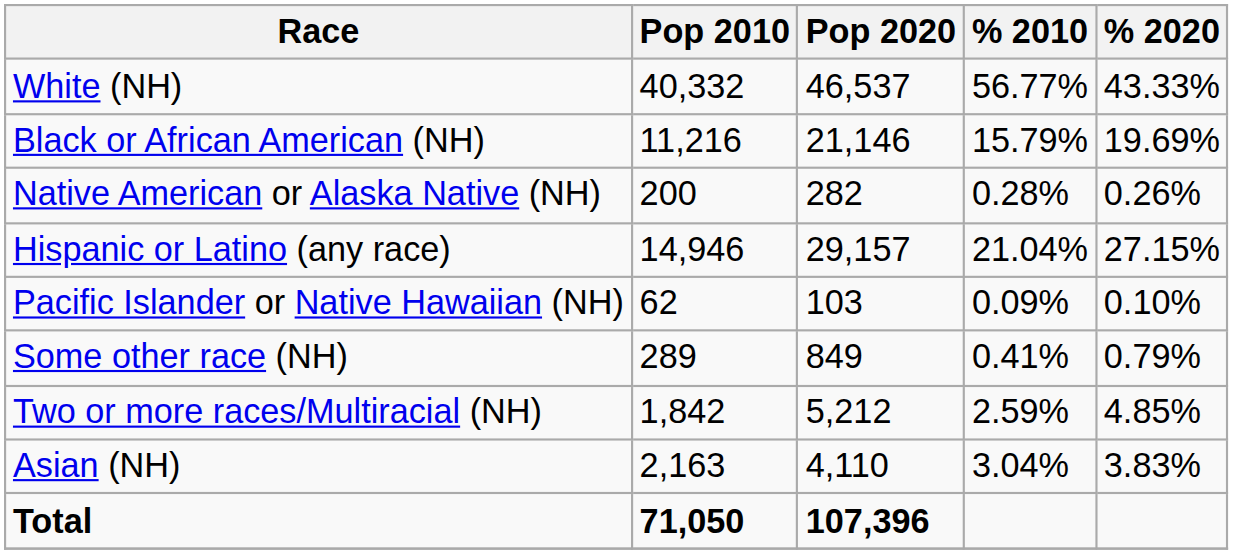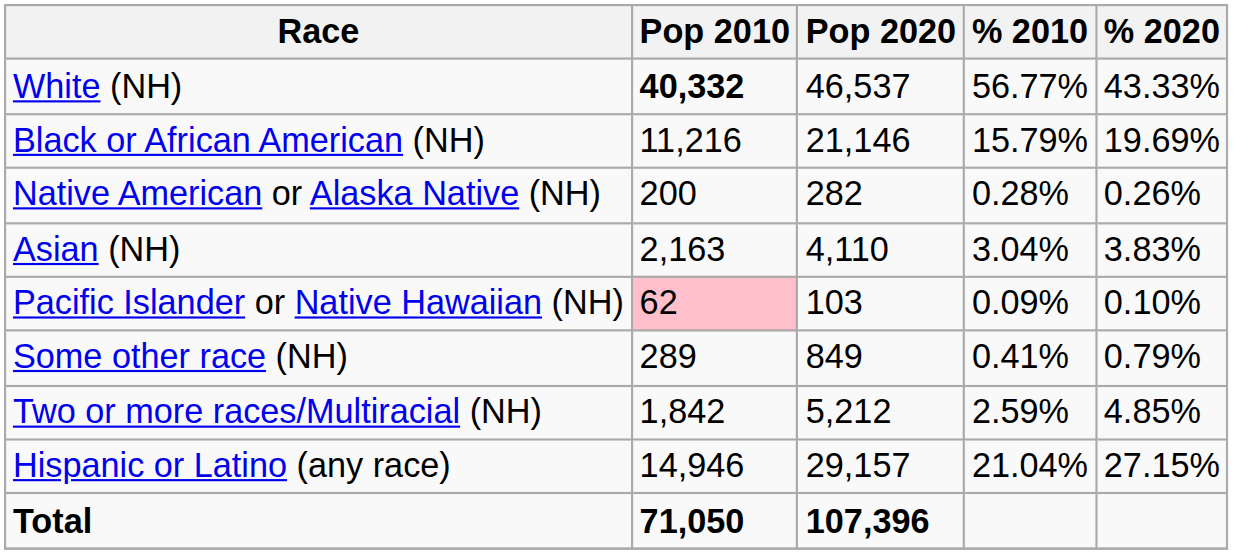(692, 85) normal -> (692, 85) bold
rows swapped: (97, 466) <-> (232, 248)
(659, 303) no background -> (659, 303) pink background
